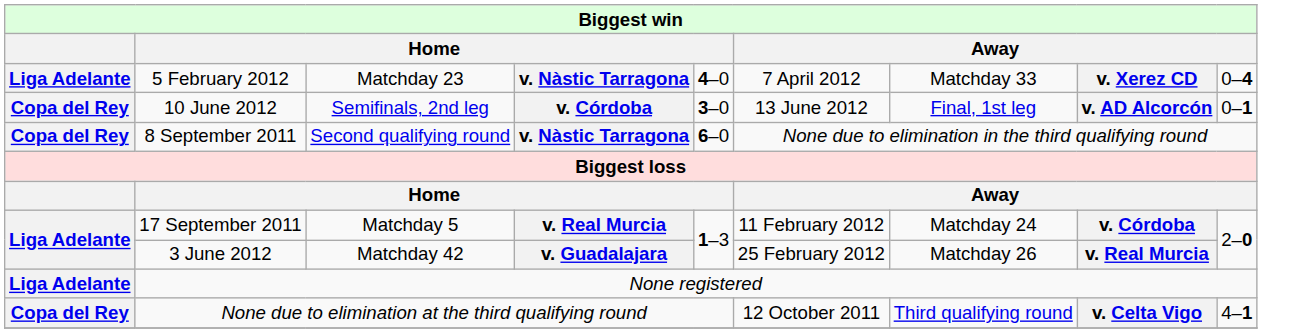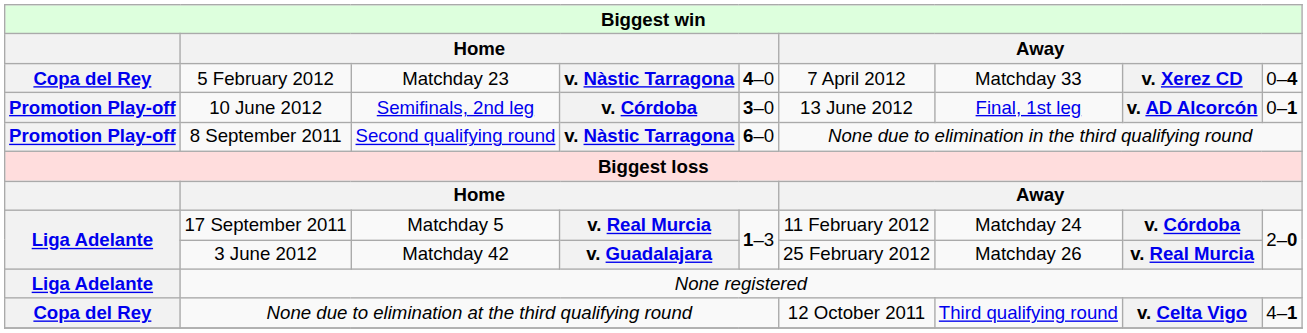(70, 78) Liga Adelante -> (92, 78) Copa del Rey
(70, 107) Copa del Rey -> (92, 107) Promotion Play-off
(70, 136) Copa del Rey -> (92, 136) Promotion Play-off
